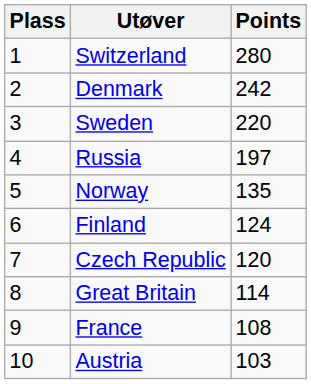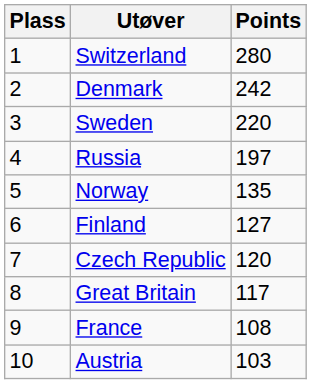(253, 225) 124 -> (253, 225) 127
(253, 293) 114 -> (253, 293) 117
